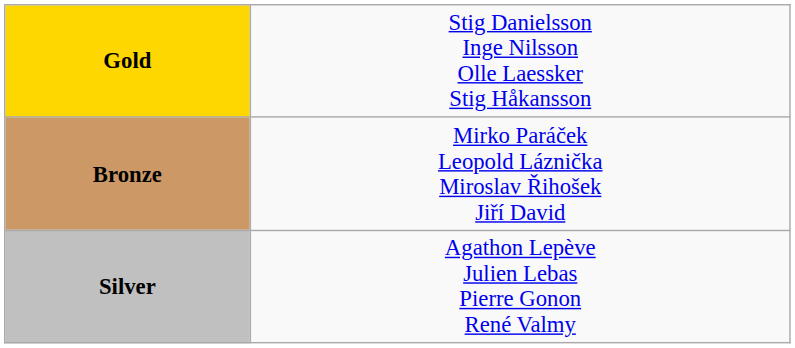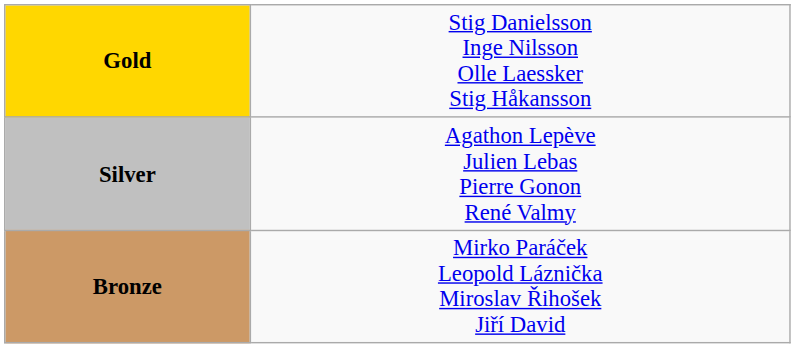rows swapped: (127, 286) <-> (127, 173)
